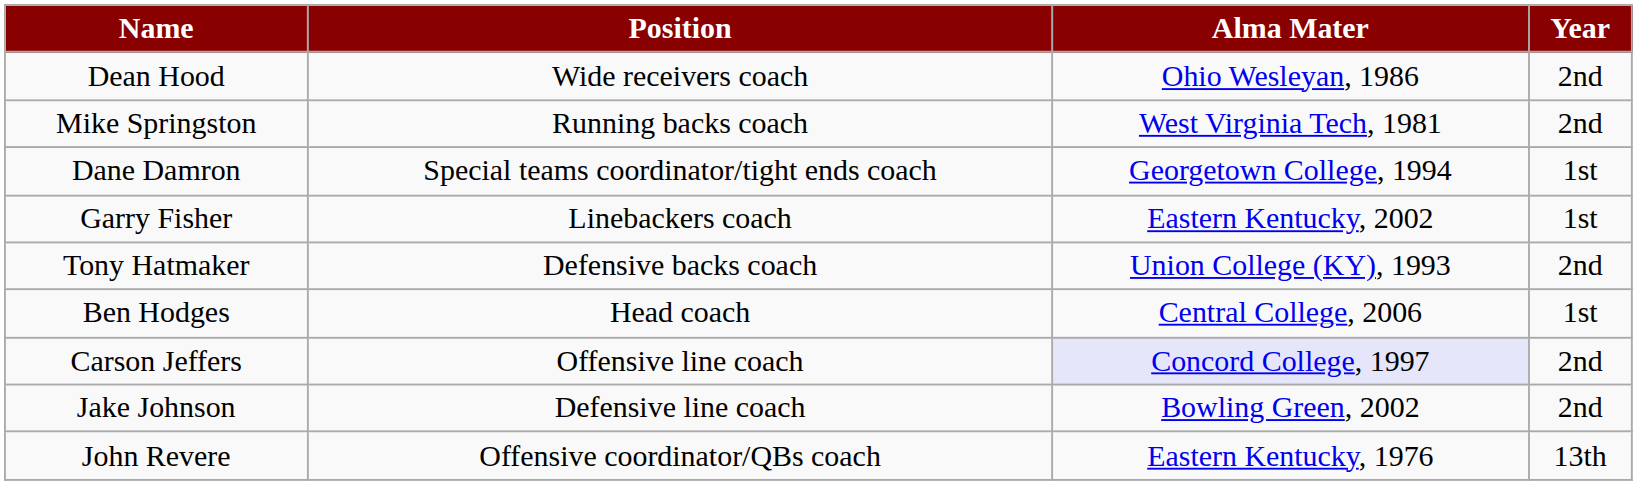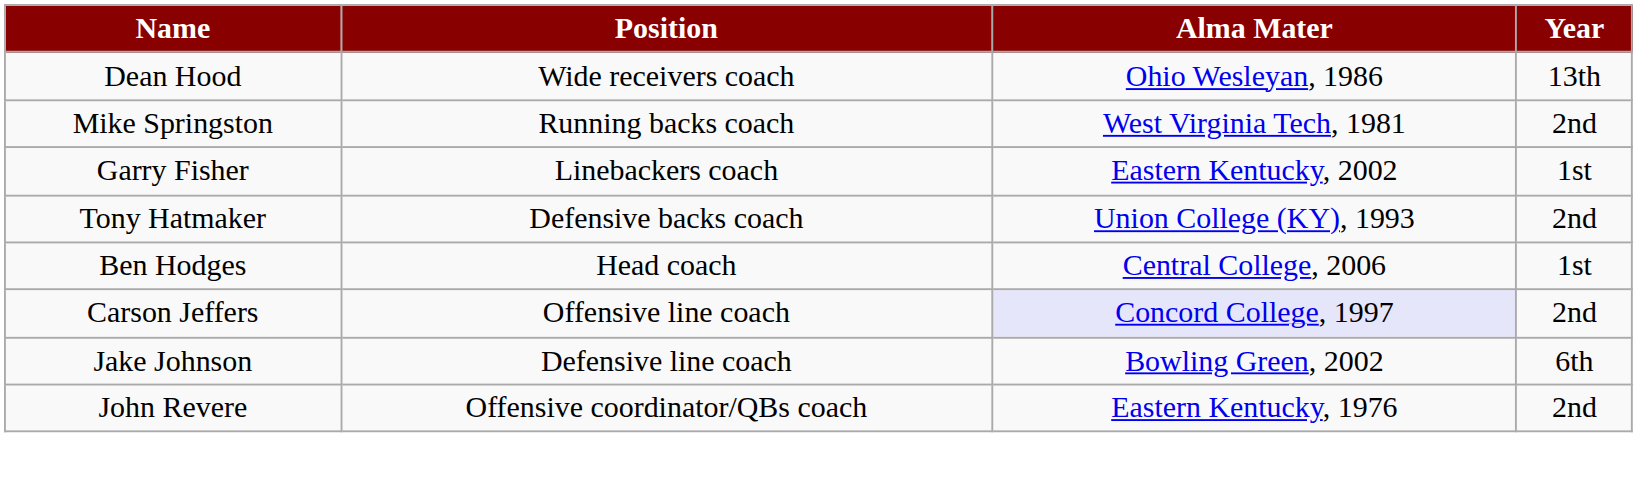(1580, 75) 2nd -> (1574, 75) 13th
- row: (156, 170)
(1580, 407) 2nd -> (1574, 360) 6th
(1580, 455) 13th -> (1574, 407) 2nd
